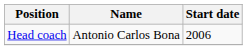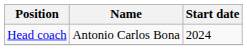(198, 34) 2006 -> (198, 34) 2024
